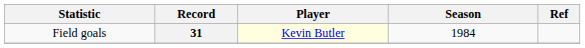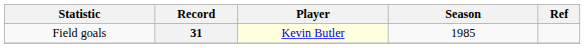(463, 33) 1984 -> (463, 33) 1985
